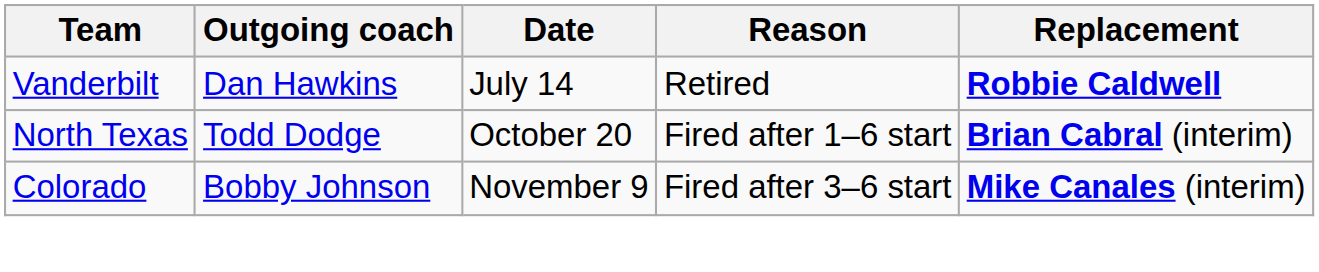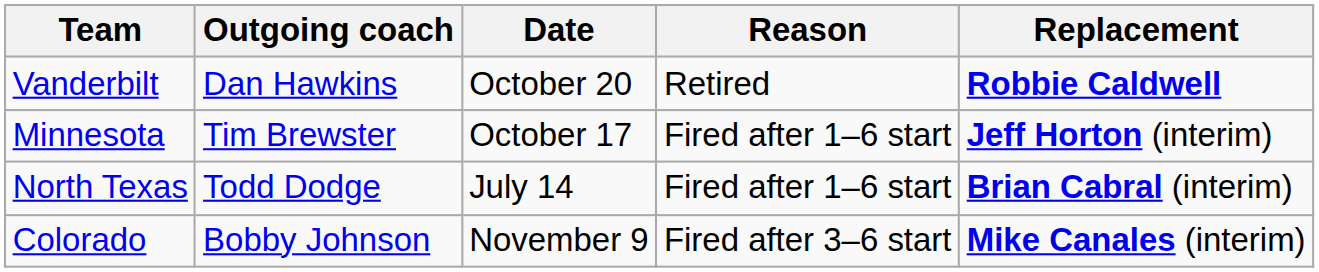(521, 82) July 14 -> (551, 82) October 20
+ row: (89, 135)
(551, 135) October 20 -> (521, 187) July 14
